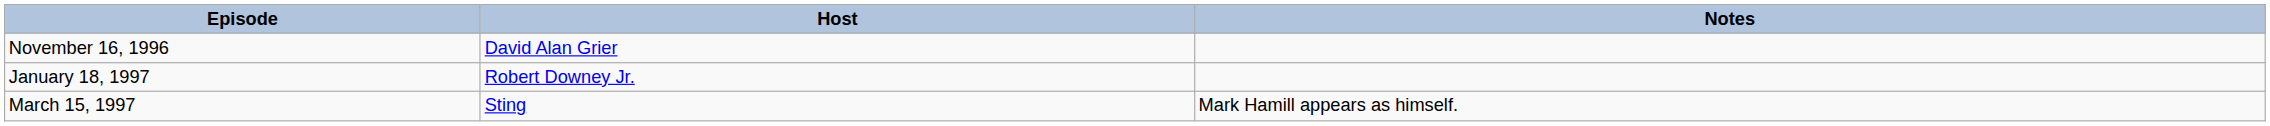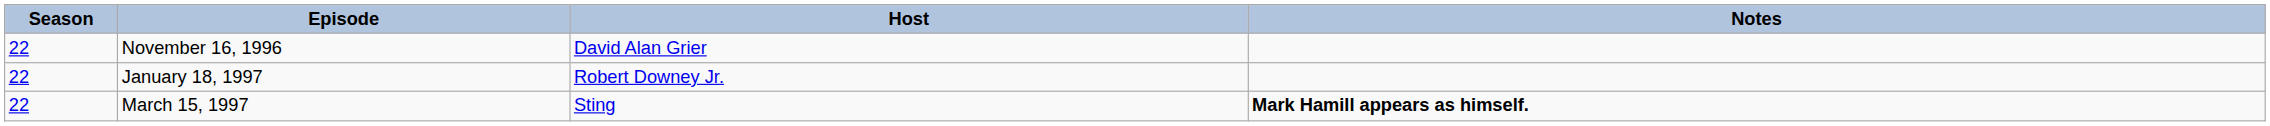+ column: (61, 18)
(1328, 105) normal -> (1390, 105) bold
